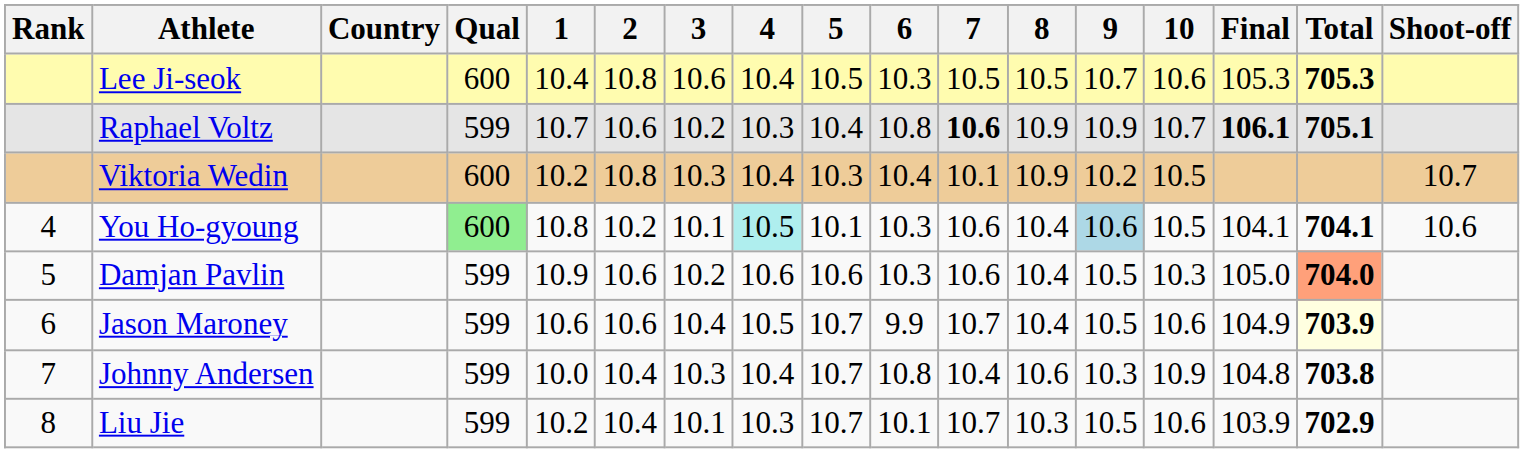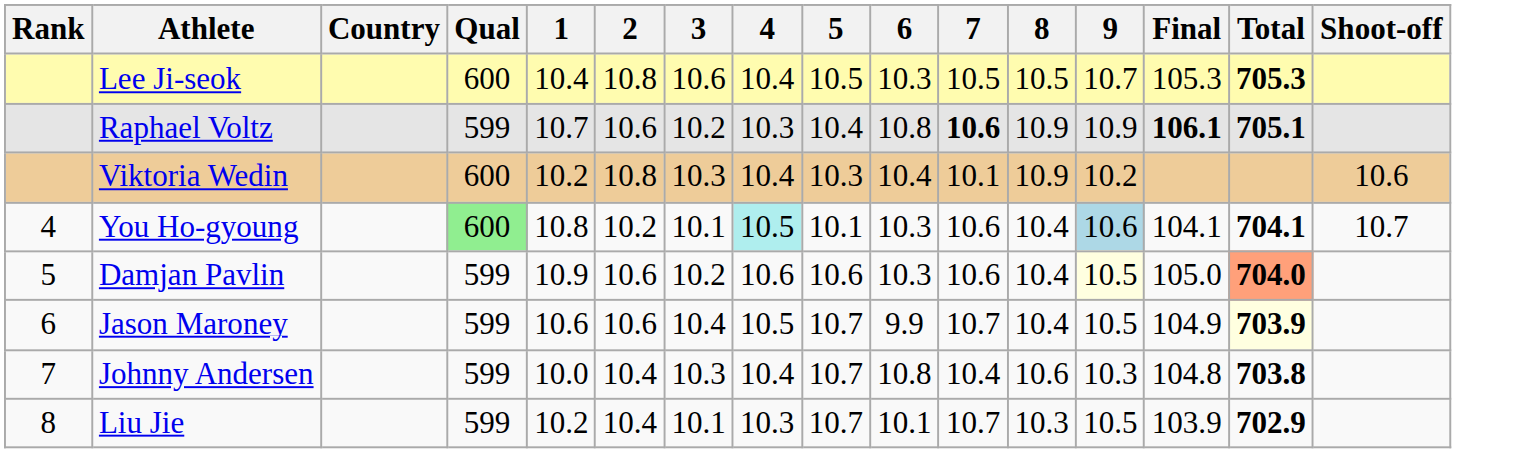- column: (1179, 29)
(1450, 176) 10.7 -> (1381, 176) 10.6
(1450, 226) 10.6 -> (1381, 226) 10.7
(1110, 275) no background -> (1110, 275) lightyellow background
